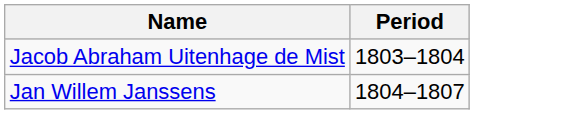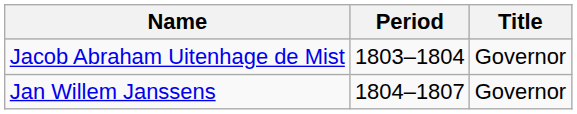+ column: (520, 21)
